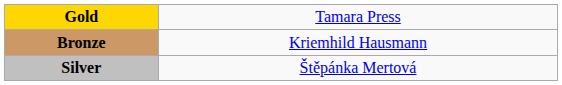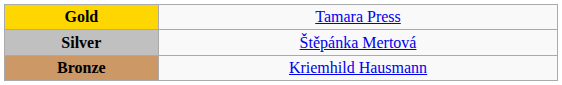rows swapped: (81, 67) <-> (81, 42)
